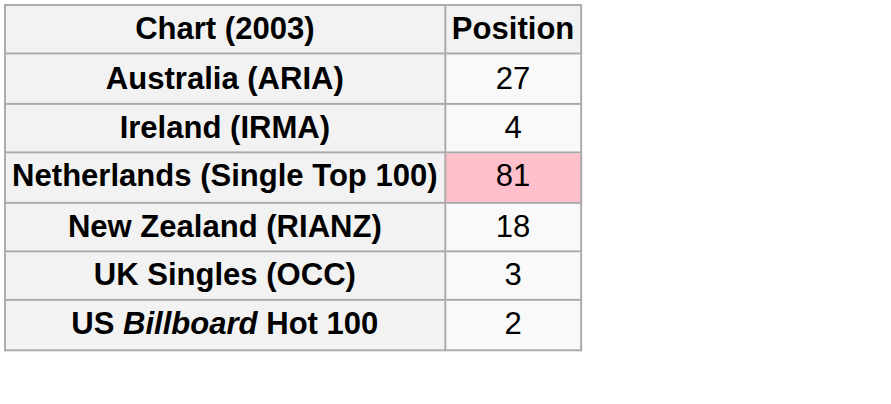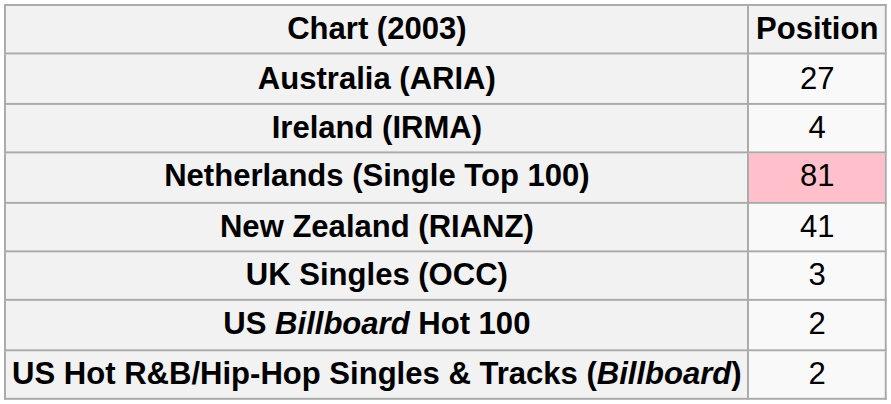(513, 226) 18 -> (817, 226) 41
+ row: (377, 373)
